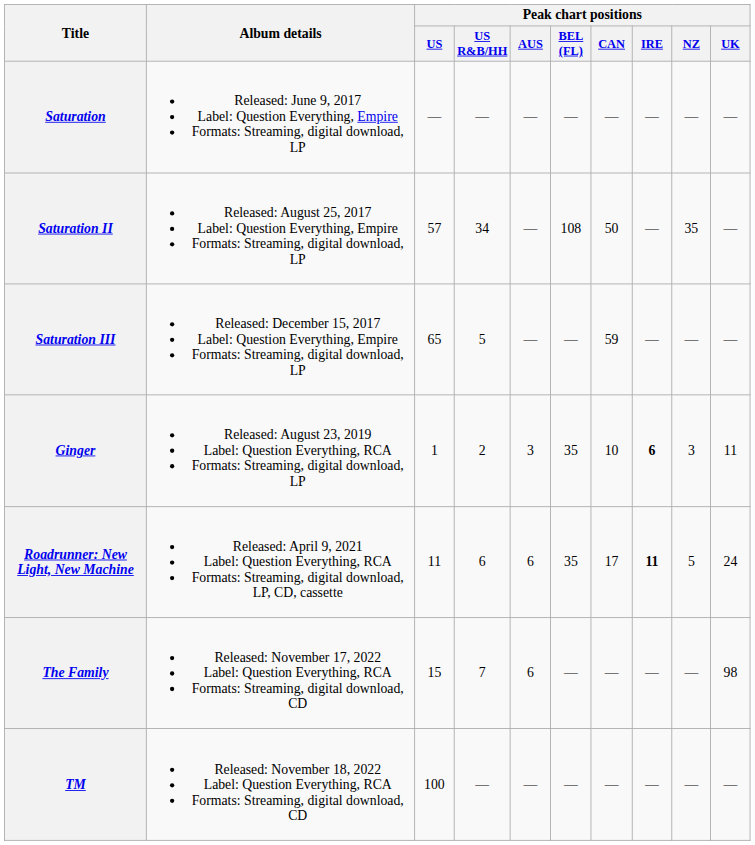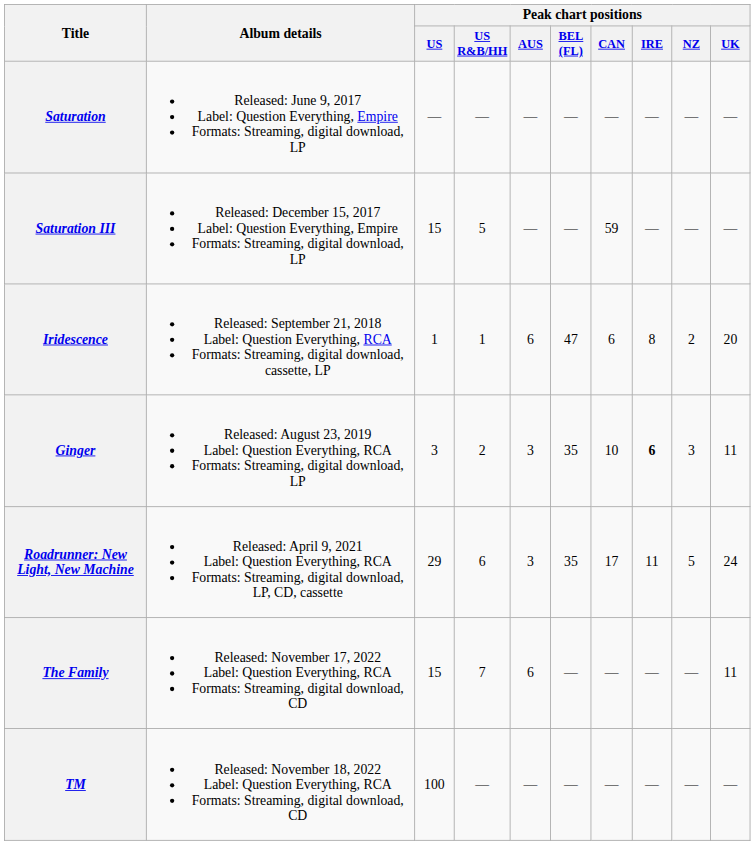- row: (75, 228)
(434, 339) 65 -> (434, 228) 15
+ row: (75, 339)
(434, 450) 1 -> (434, 450) 3
(434, 562) 11 -> (434, 562) 29
(530, 562) 6 -> (530, 562) 3
(652, 562) bold -> (652, 562) normal
(730, 673) 98 -> (730, 673) 11
